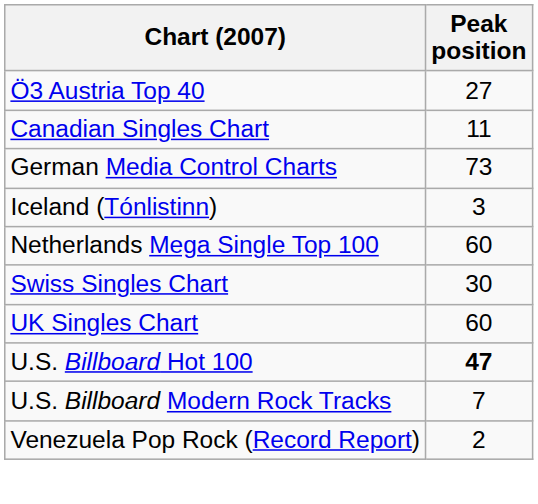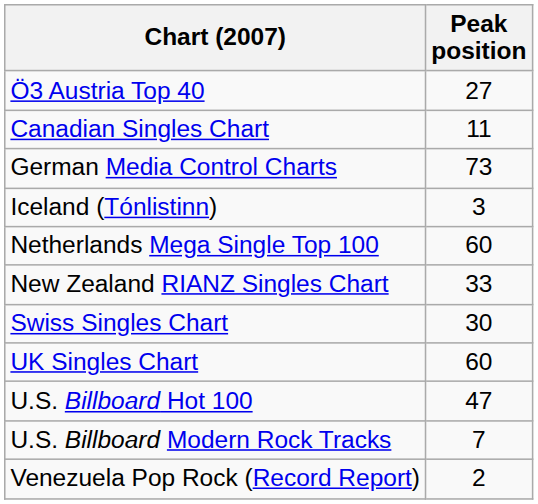+ row: (200, 284)
(479, 362) bold -> (479, 400) normal
